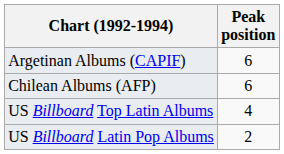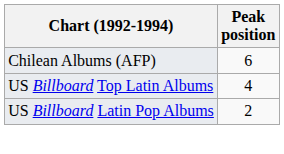- row: (97, 60)
